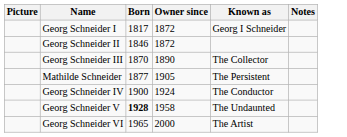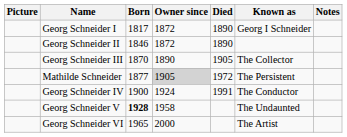+ column: (223, 12)
(165, 76) no background -> (165, 76) lightgrey background
